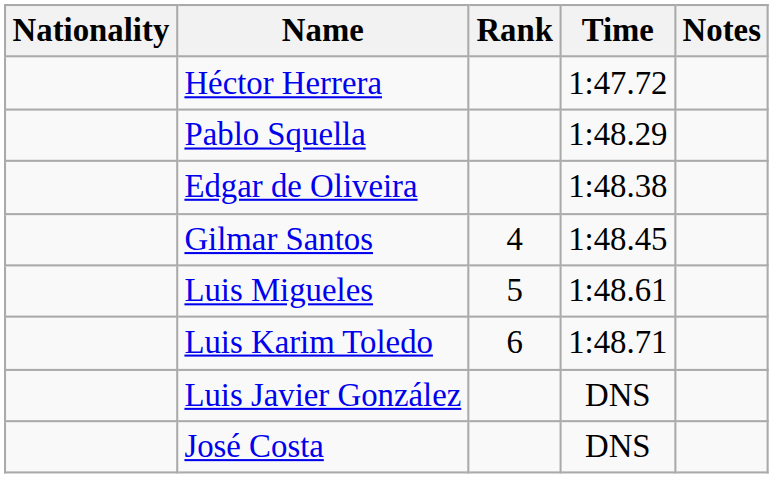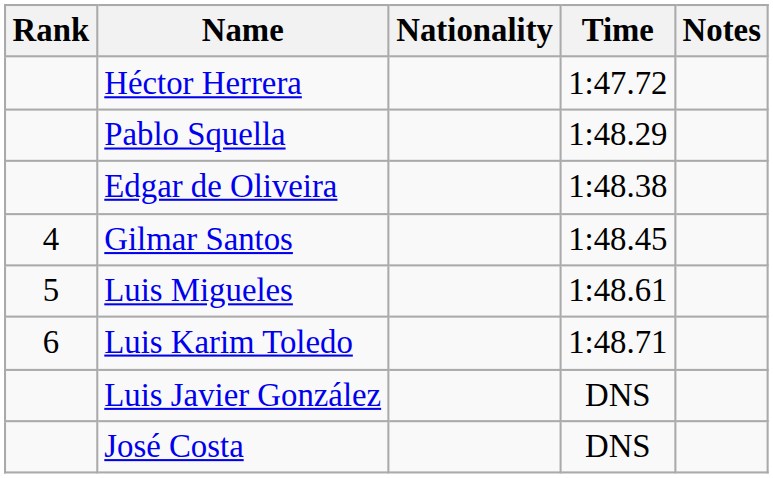columns swapped: (515, 30) <-> (91, 30)
